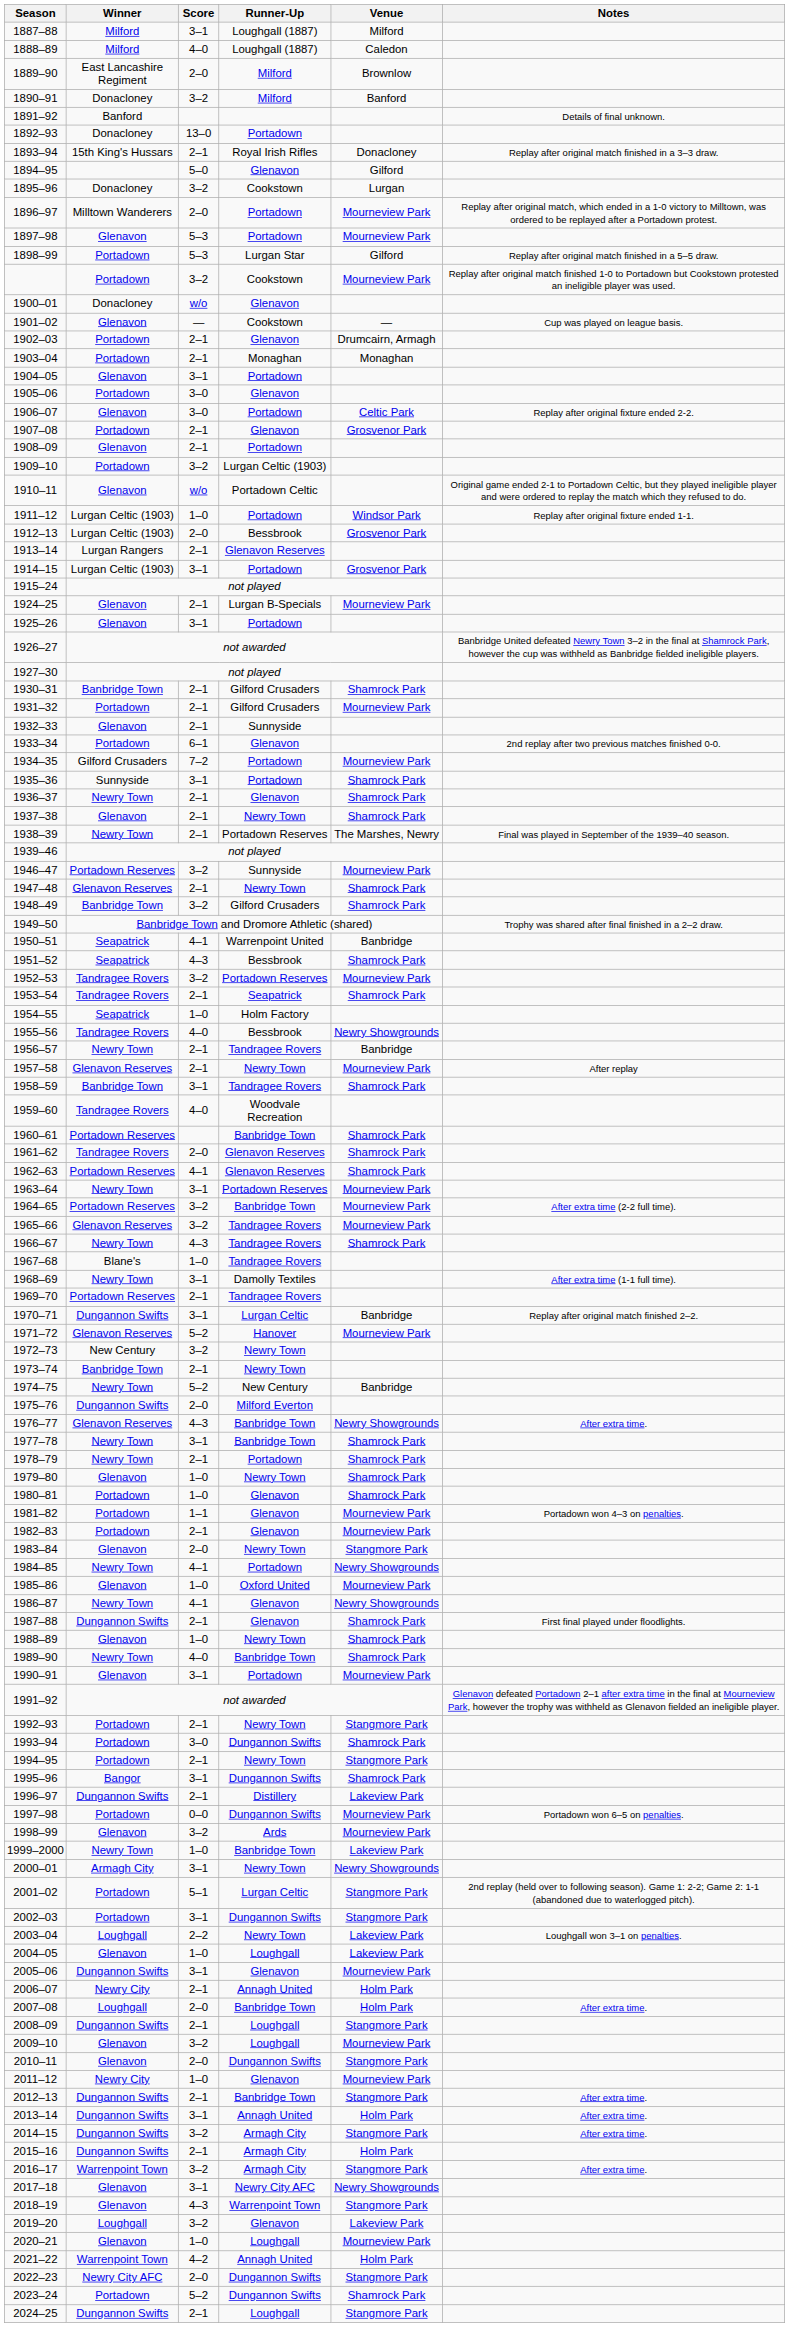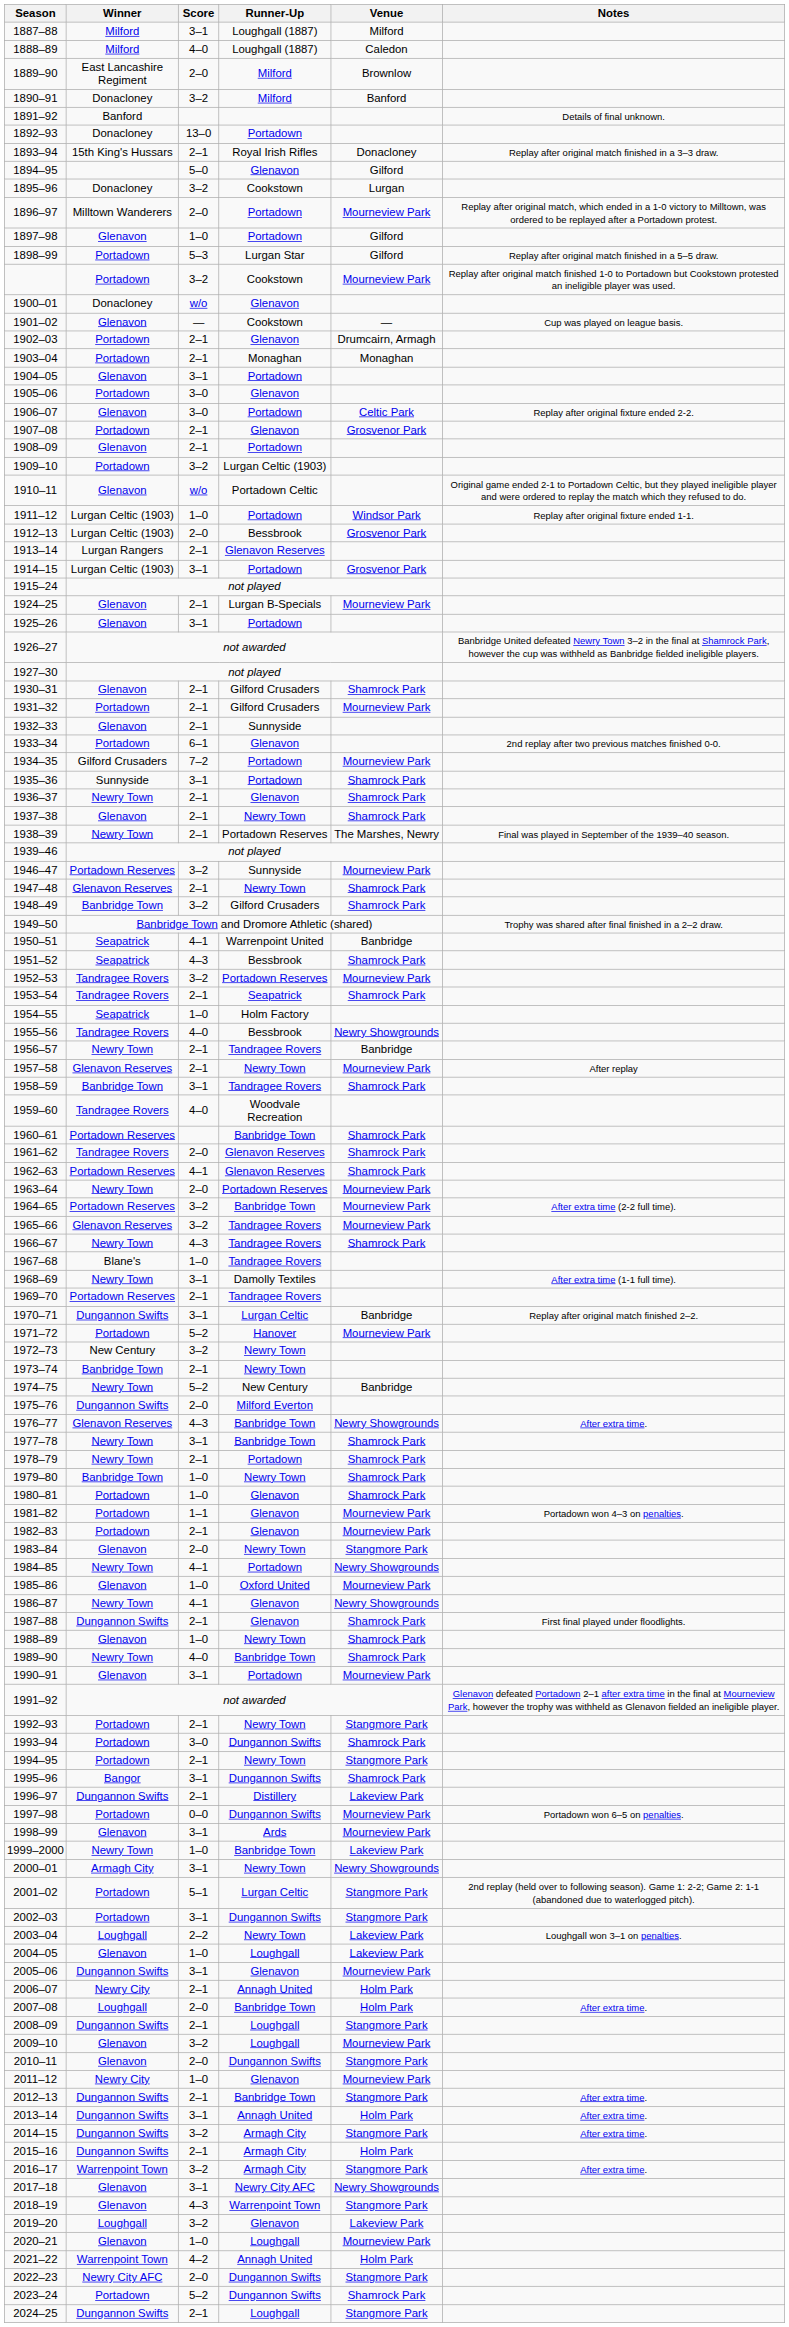(199, 237) 5–3 -> (199, 237) 1–0
(387, 237) Mourneview Park -> (387, 237) Gilford
(122, 689) Banbridge Town -> (122, 689) Glenavon
(199, 1189) 3–1 -> (199, 1189) 2–0
(122, 1333) Glenavon Reserves -> (122, 1333) Portadown
(122, 1477) Glenavon -> (122, 1477) Banbridge Town
(199, 1832) 3–2 -> (199, 1832) 3–1
